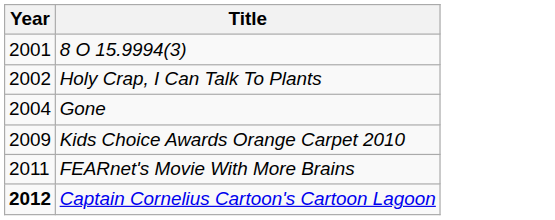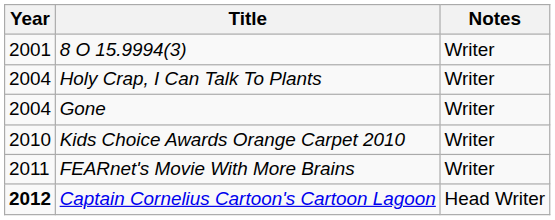+ column: (495, 19)
(30, 79) 2002 -> (30, 79) 2004
(30, 139) 2009 -> (30, 139) 2010
